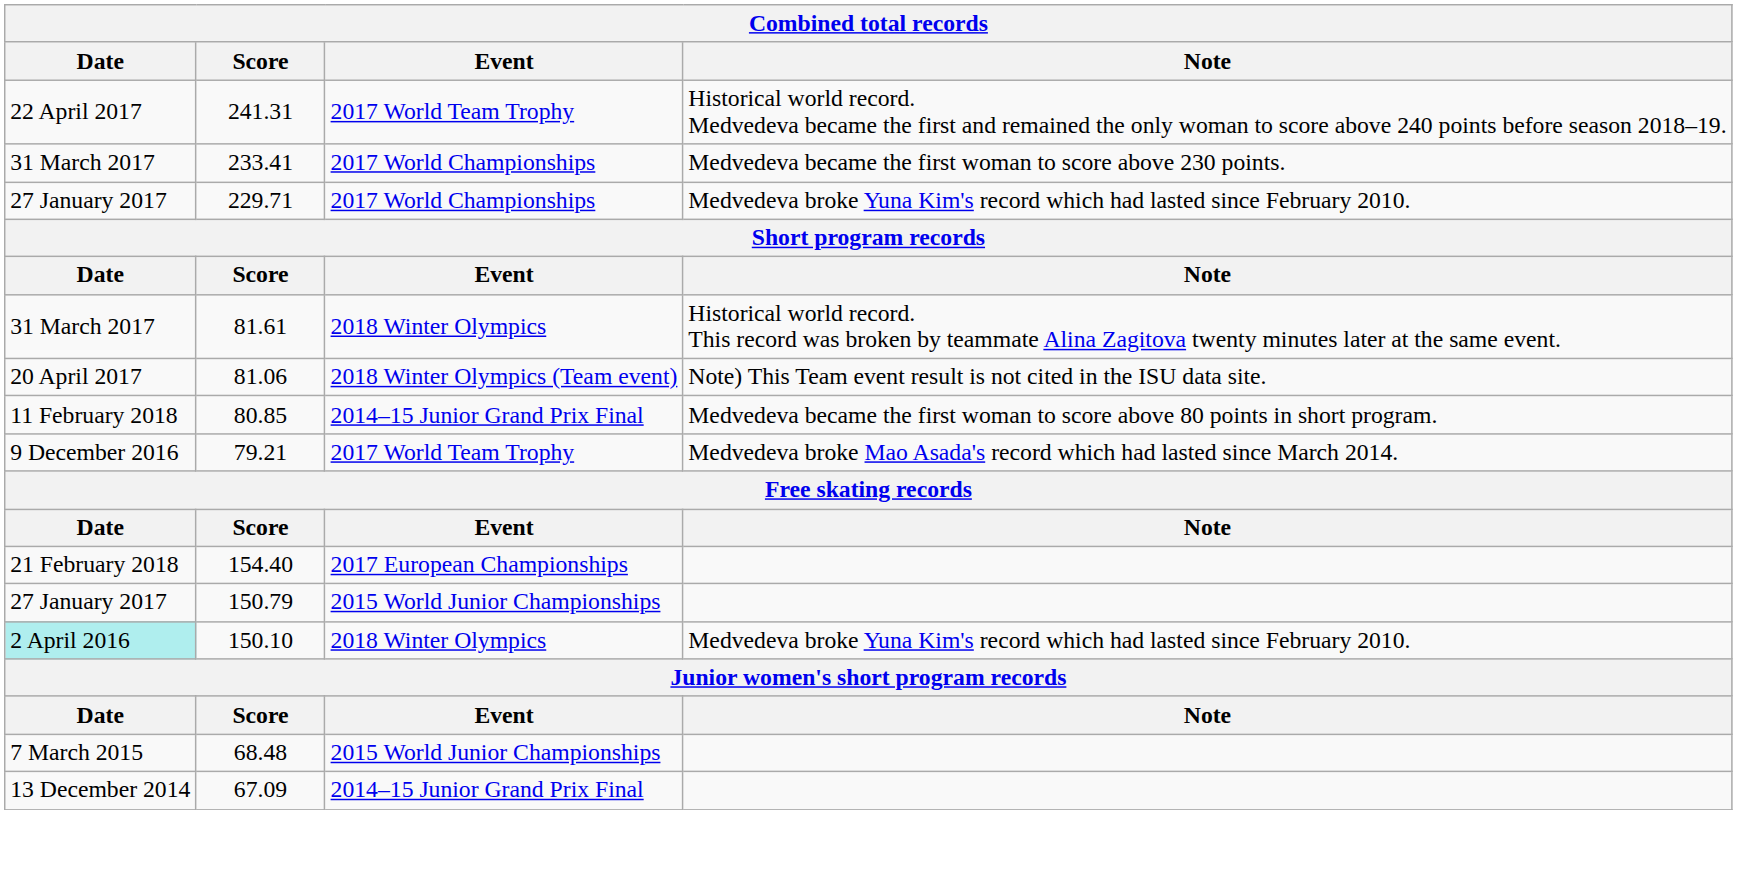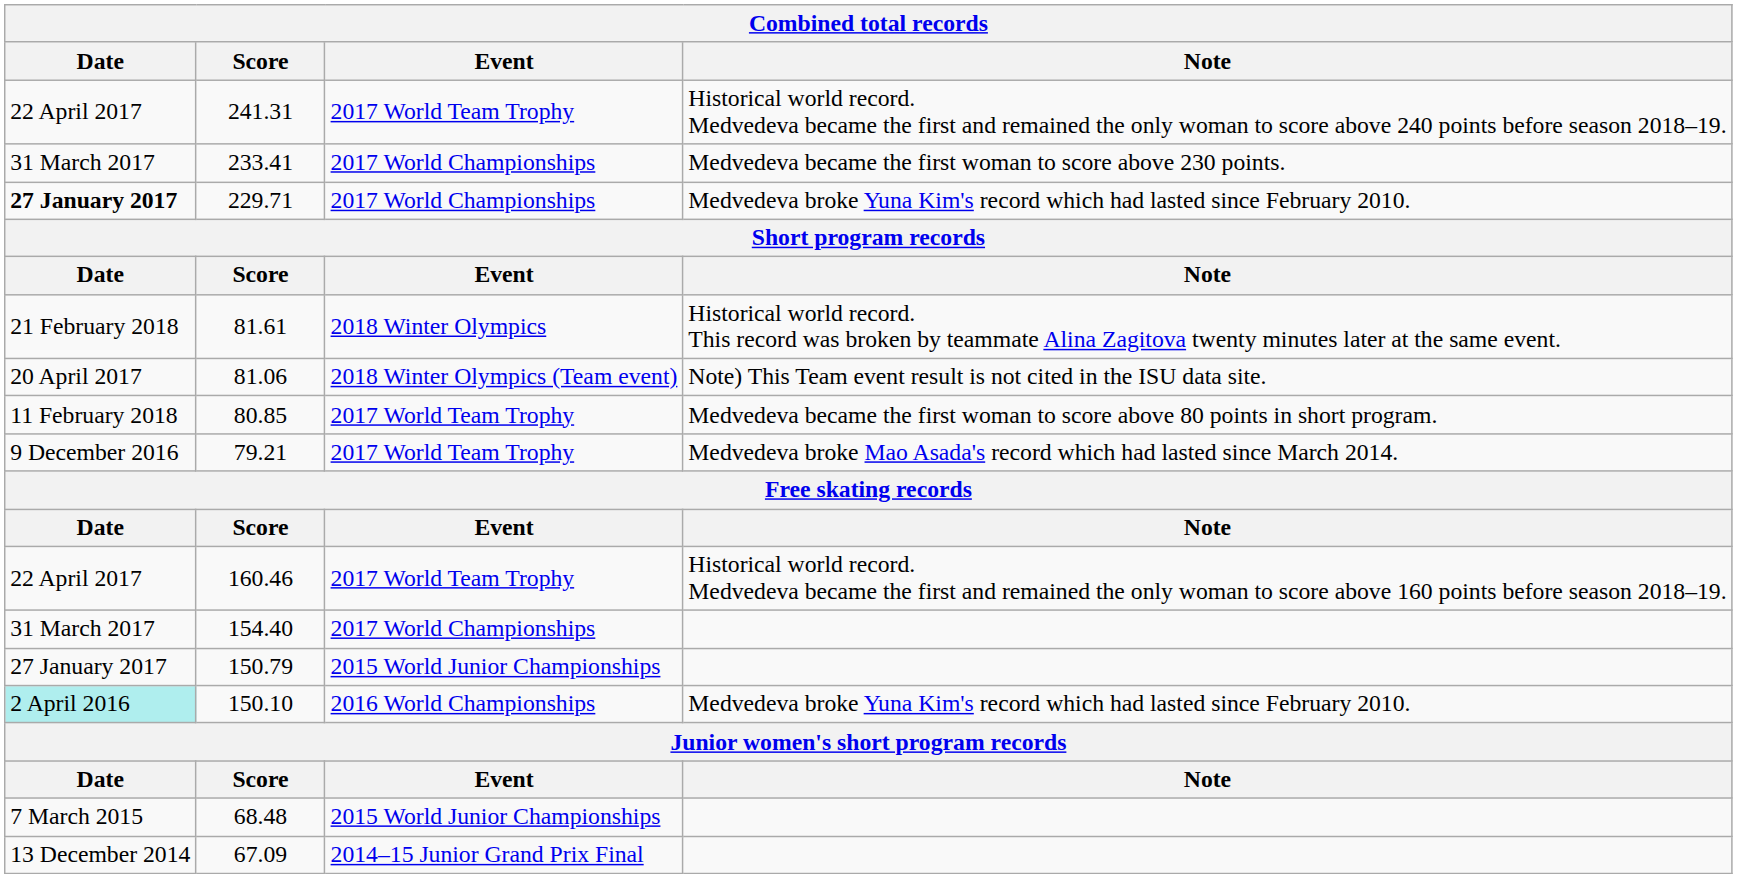(88, 200) normal -> (94, 200) bold
(83, 326) 31 March 2017 -> (94, 326) 21 February 2018
(487, 414) 2014–15 Junior Grand Prix Final -> (452, 414) 2017 World Team Trophy
+ row: (260, 578)
(94, 564) 21 February 2018 -> (83, 628) 31 March 2017
(479, 564) 2017 European Championships -> (463, 628) 2017 World Championships
(438, 639) 2018 Winter Olympics -> (463, 704) 2016 World Championships
